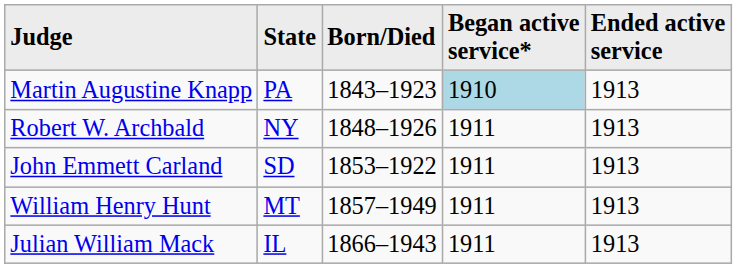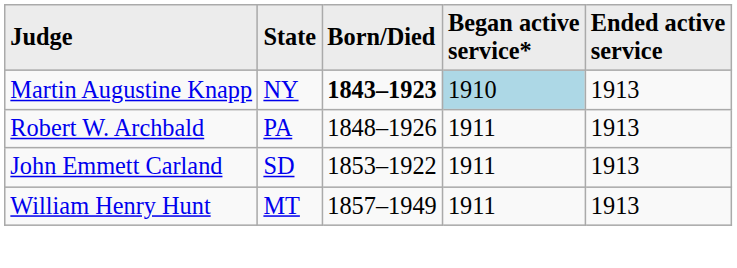(278, 89) PA -> (281, 89) NY
(382, 89) normal -> (382, 89) bold
(281, 128) NY -> (278, 128) PA
- row: (112, 243)
